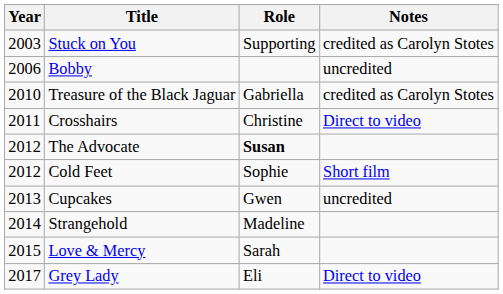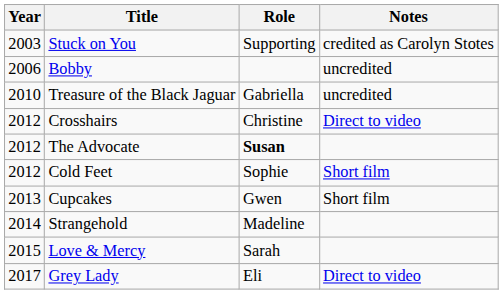(408, 95) credited as Carolyn Stotes -> (357, 95) uncredited
(24, 120) 2011 -> (25, 120) 2012
(357, 198) uncredited -> (356, 198) Short film
